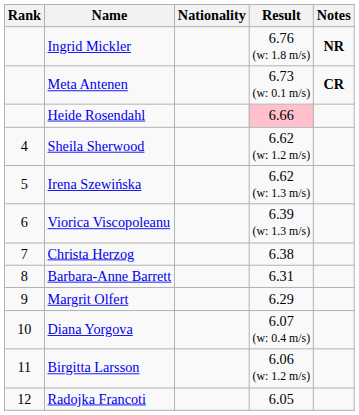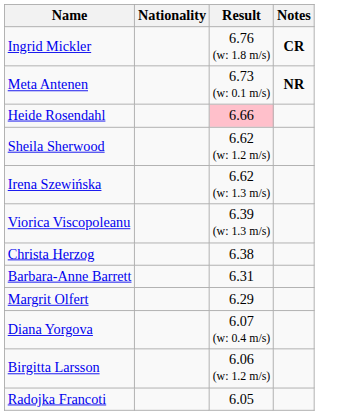- column: (24, 15)
(334, 46) NR -> (294, 46) CR
(334, 84) CR -> (294, 84) NR
